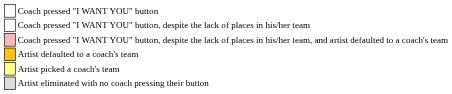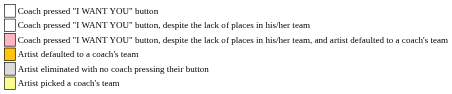rows swapped: (69, 69) <-> (113, 83)
